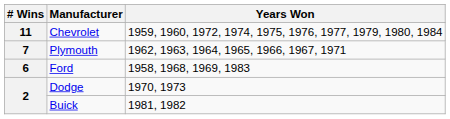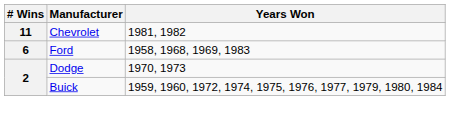(285, 32) 1959, 1960, 1972, 1974, 1975, 1976, 1977, 1979, 1980, 1984 -> (157, 32) 1981, 1982
- row: (74, 50)
(157, 105) 1981, 1982 -> (285, 87) 1959, 1960, 1972, 1974, 1975, 1976, 1977, 1979, 1980, 1984
